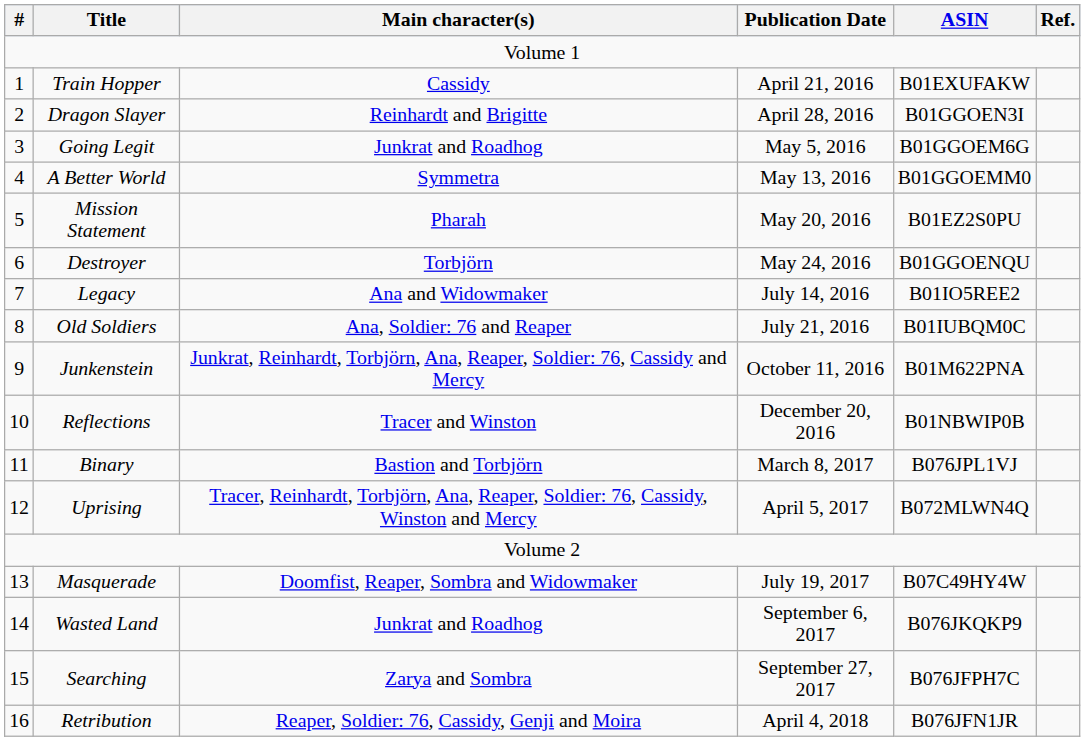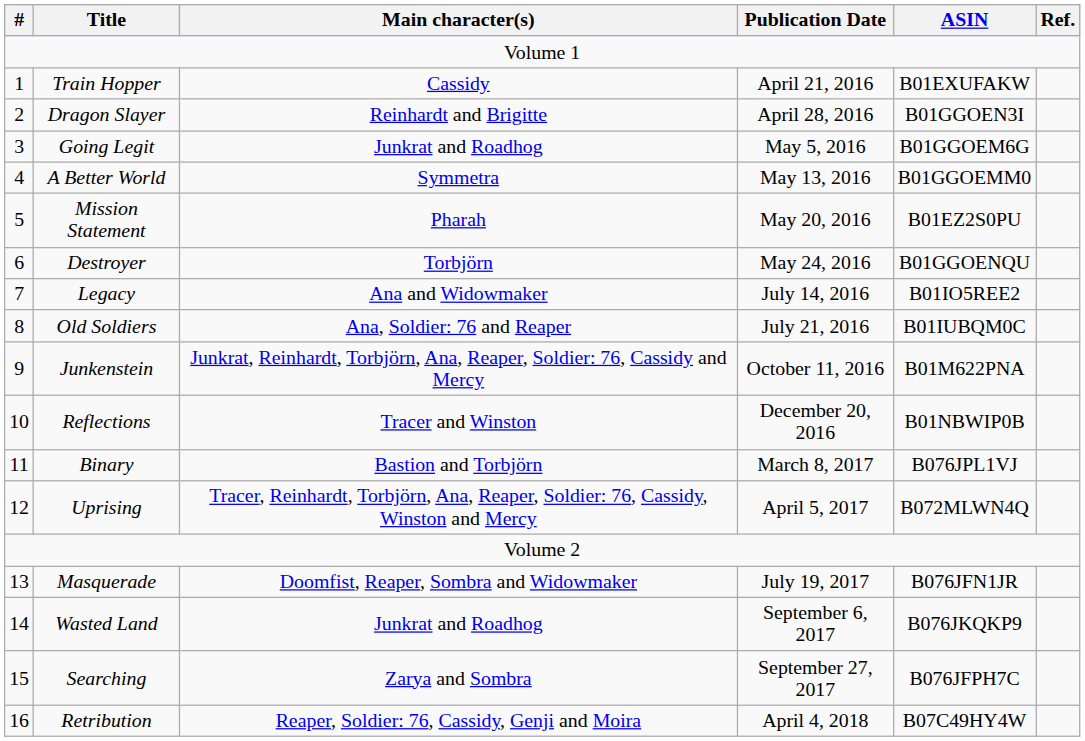(965, 581) B07C49HY4W -> (965, 581) B076JFN1JR
(965, 720) B076JFN1JR -> (965, 720) B07C49HY4W
